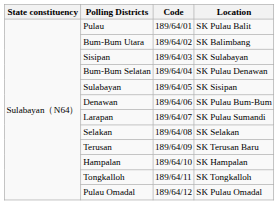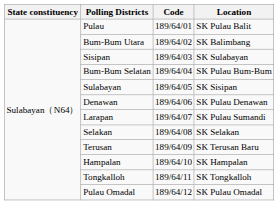(232, 71) SK Pulau Denawan -> (234, 71) SK Pulau Bum-Bum
(234, 101) SK Pulau Bum-Bum -> (232, 101) SK Pulau Denawan
